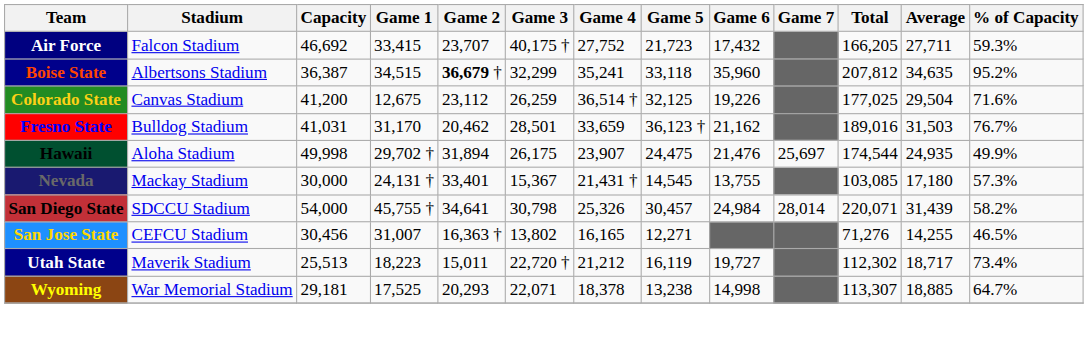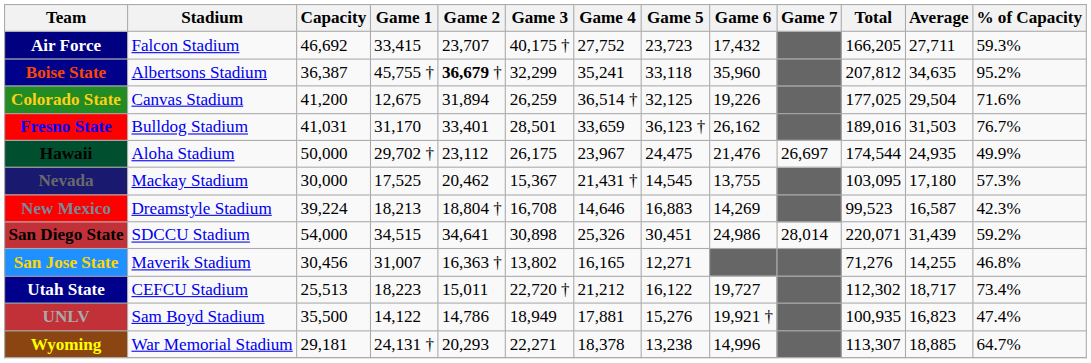(669, 45) 21,723 -> (669, 45) 23,723
(398, 72) 34,515 -> (404, 72) 45,755 †
(465, 99) 23,112 -> (465, 99) 31,894
(465, 126) 20,462 -> (465, 126) 33,401
(737, 126) 21,162 -> (737, 126) 26,162
(324, 153) 49,998 -> (324, 153) 50,000
(465, 153) 31,894 -> (465, 153) 23,112
(601, 153) 23,907 -> (601, 153) 23,967
(801, 153) 25,697 -> (805, 153) 26,697
(404, 180) 24,131 † -> (398, 180) 17,525
(465, 180) 33,401 -> (465, 180) 20,462
(870, 180) 103,085 -> (873, 180) 103,095
+ row: (66, 208)
(404, 208) 45,755 † -> (398, 235) 34,515
(533, 208) 30,798 -> (533, 235) 30,898
(669, 208) 30,457 -> (669, 235) 30,451
(737, 208) 24,984 -> (737, 235) 24,986
(995, 208) 58.2% -> (999, 235) 59.2%
(190, 235) CEFCU Stadium -> (191, 262) Maverik Stadium
(995, 235) 46.5% -> (999, 262) 46.8%
(191, 262) Maverik Stadium -> (190, 289) CEFCU Stadium
(669, 262) 16,119 -> (669, 289) 16,122
+ row: (66, 316)
(398, 289) 17,525 -> (404, 343) 24,131 †
(533, 289) 22,071 -> (533, 343) 22,271
(737, 289) 14,998 -> (737, 343) 14,996
